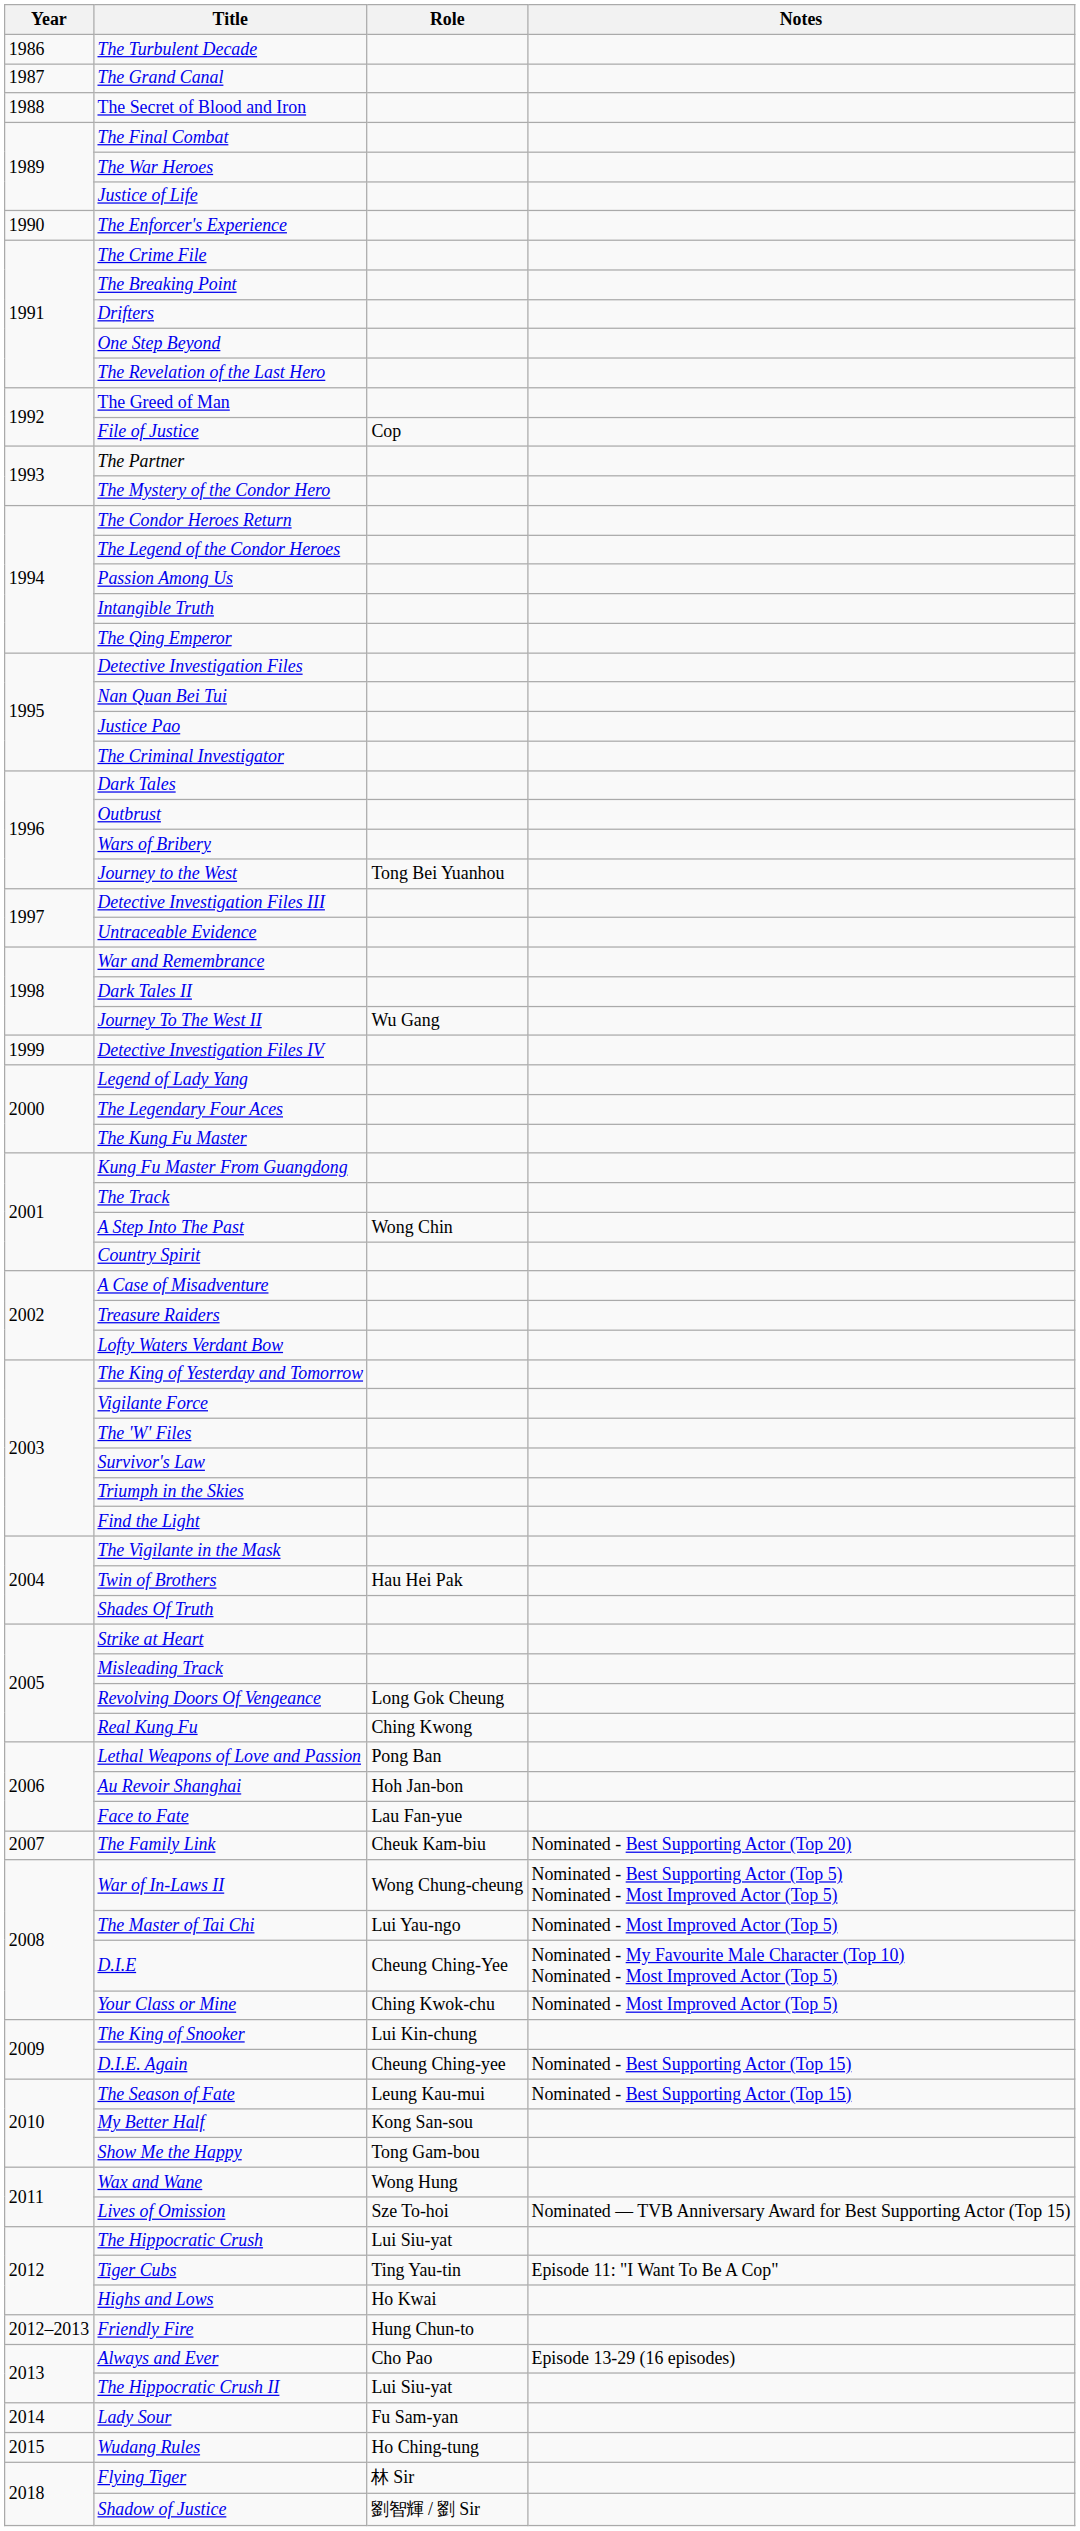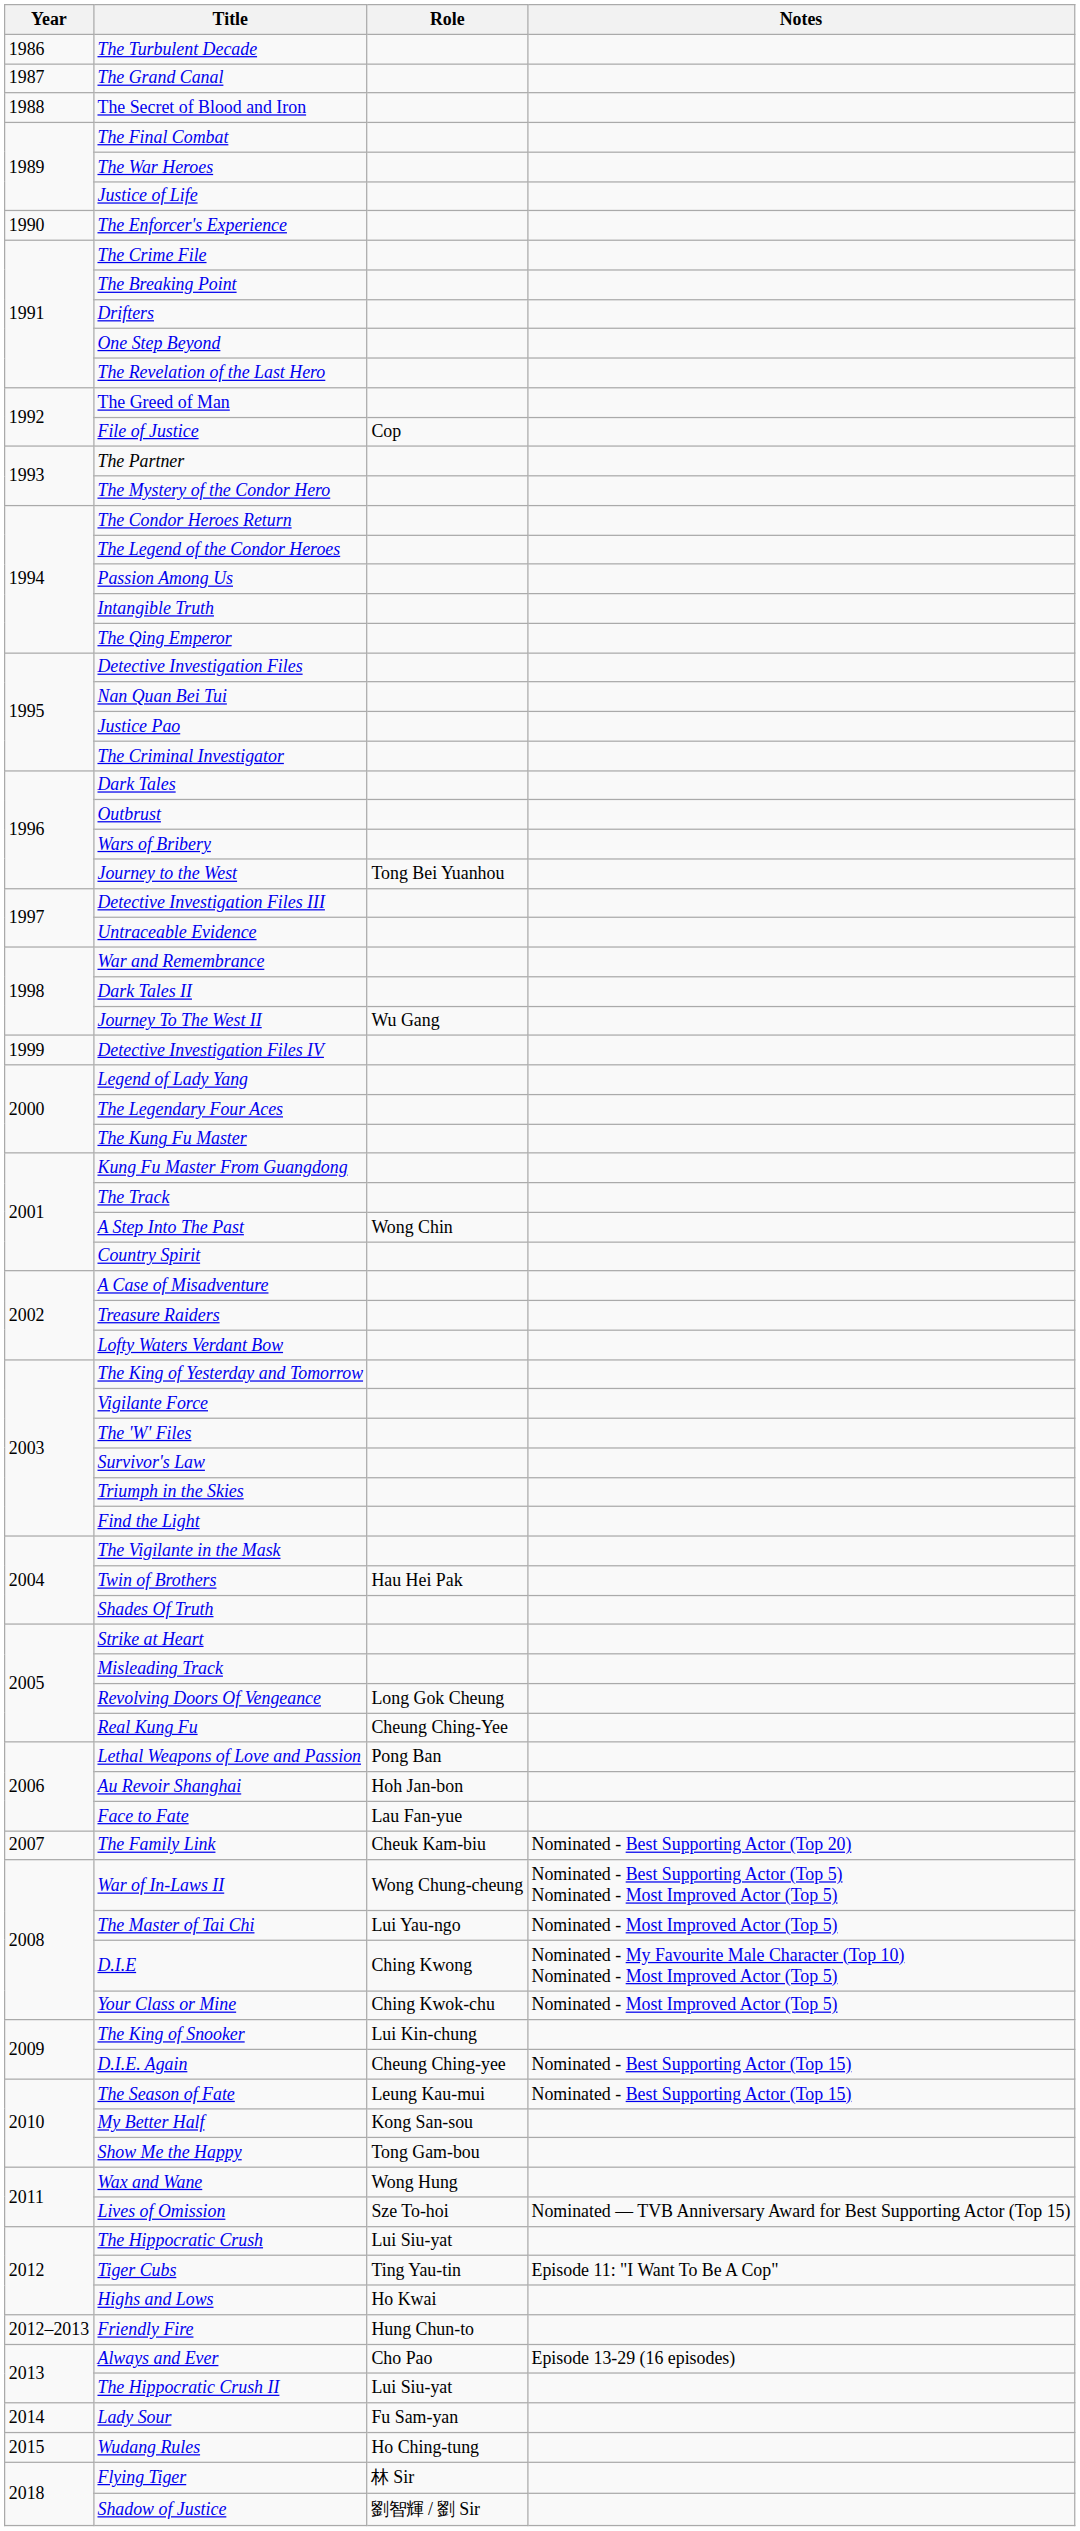(422, 1727) Ching Kwong -> (440, 1727) Cheung Ching-Yee
(440, 1965) Cheung Ching-Yee -> (422, 1965) Ching Kwong
